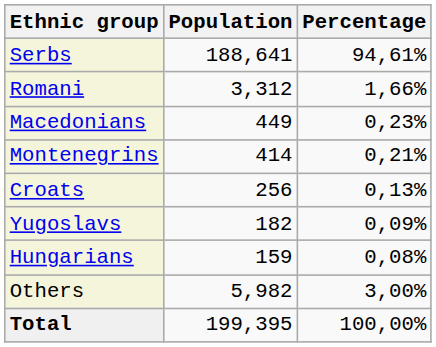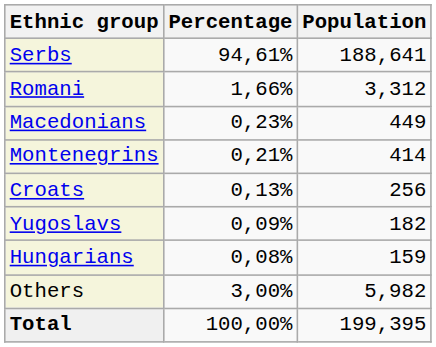columns swapped: (230, 22) <-> (364, 22)
